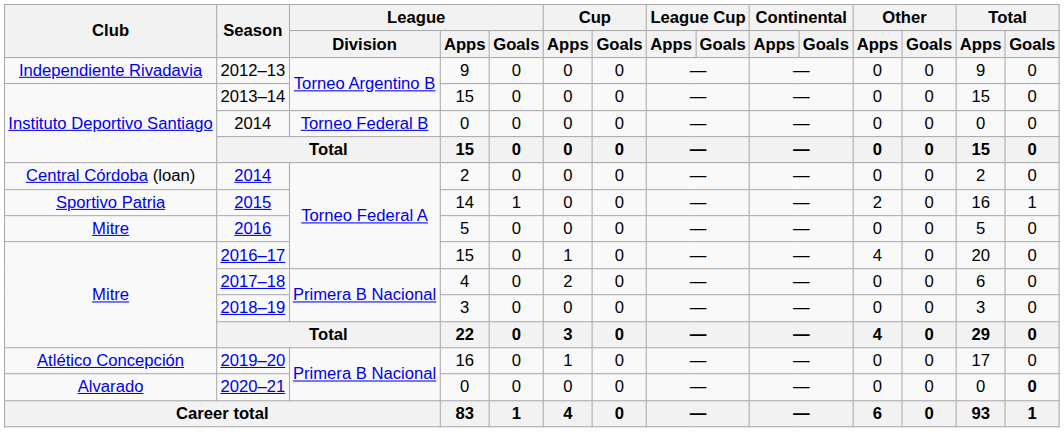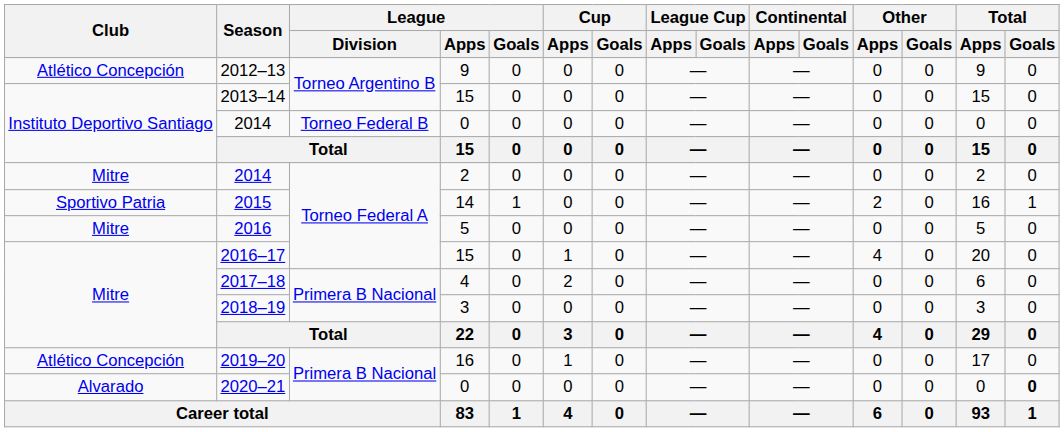(111, 70) Independiente Rivadavia -> (111, 70) Atlético Concepción
(111, 176) Central Córdoba (loan) -> (111, 176) Mitre
